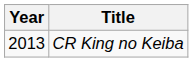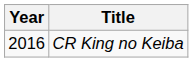(27, 43) 2013 -> (27, 43) 2016
